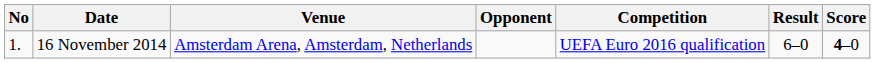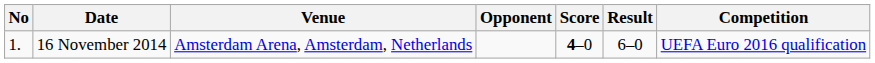columns swapped: (846, 17) <-> (662, 17)
